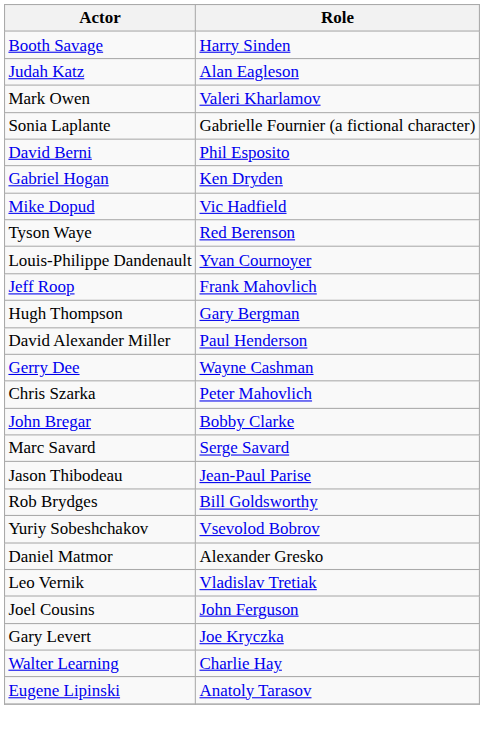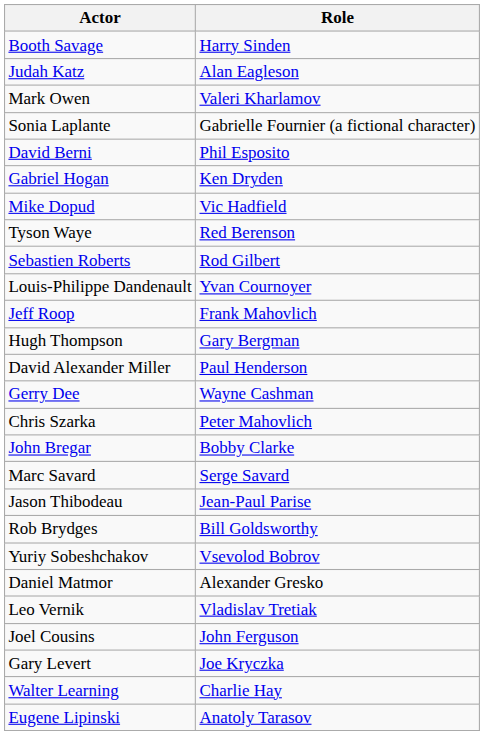+ row: (69, 260)
